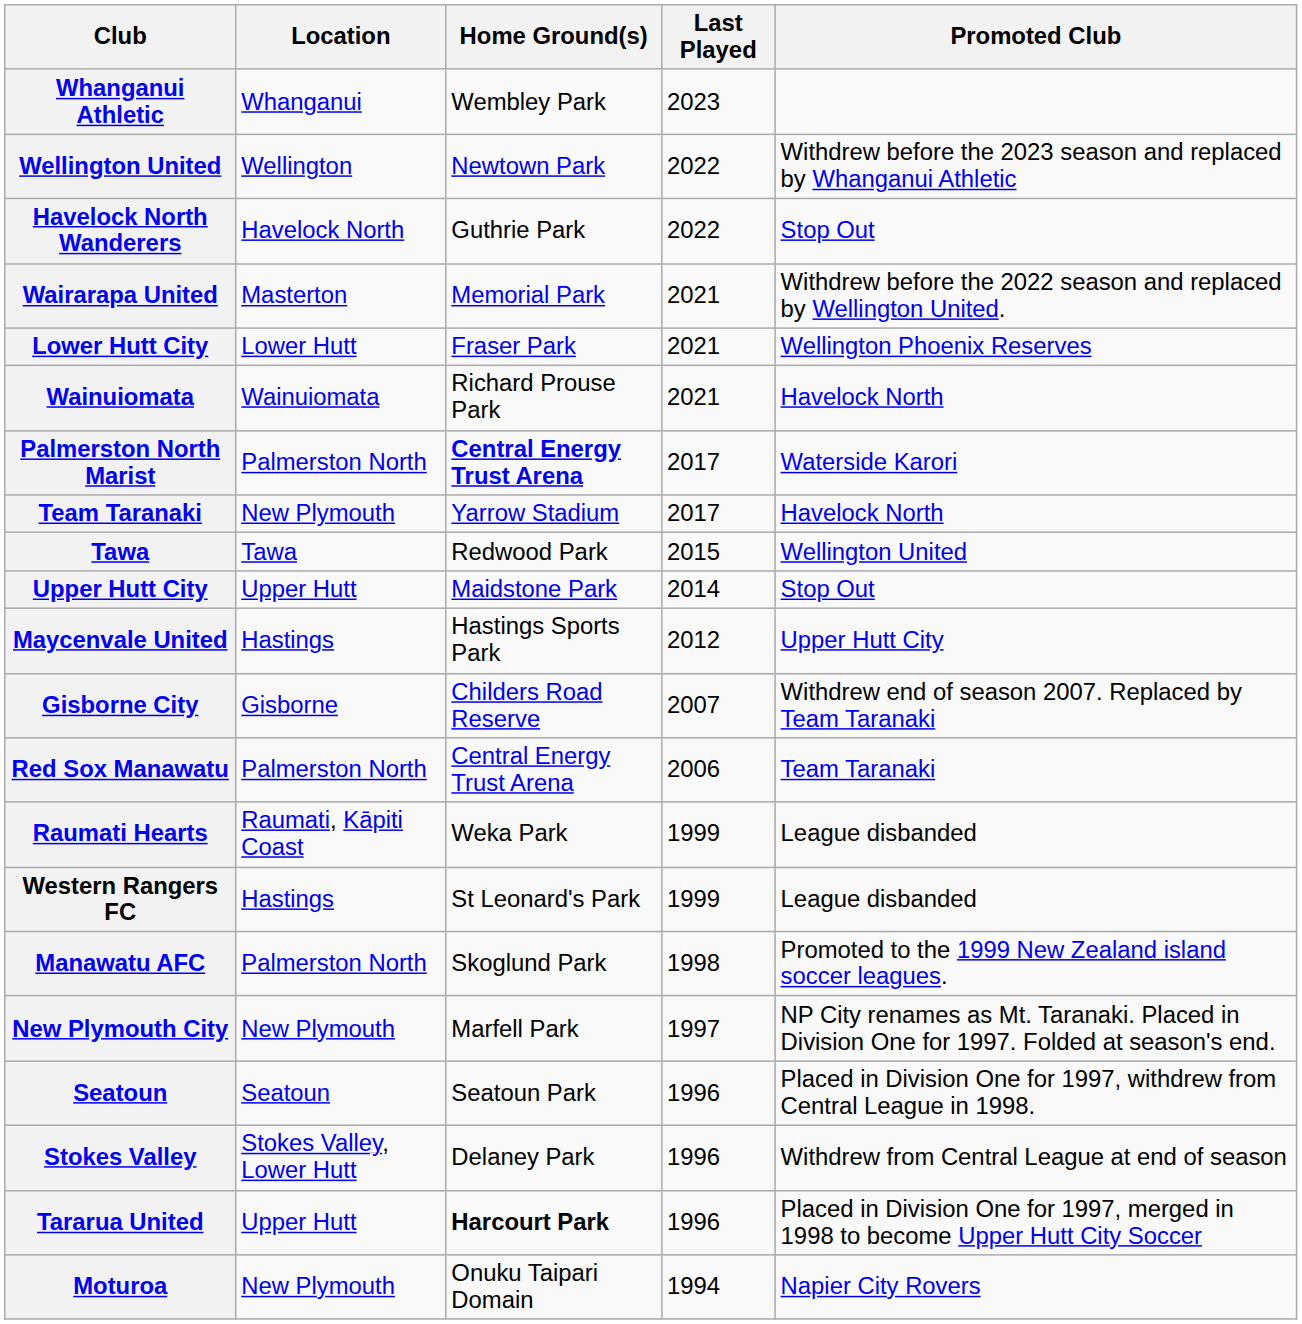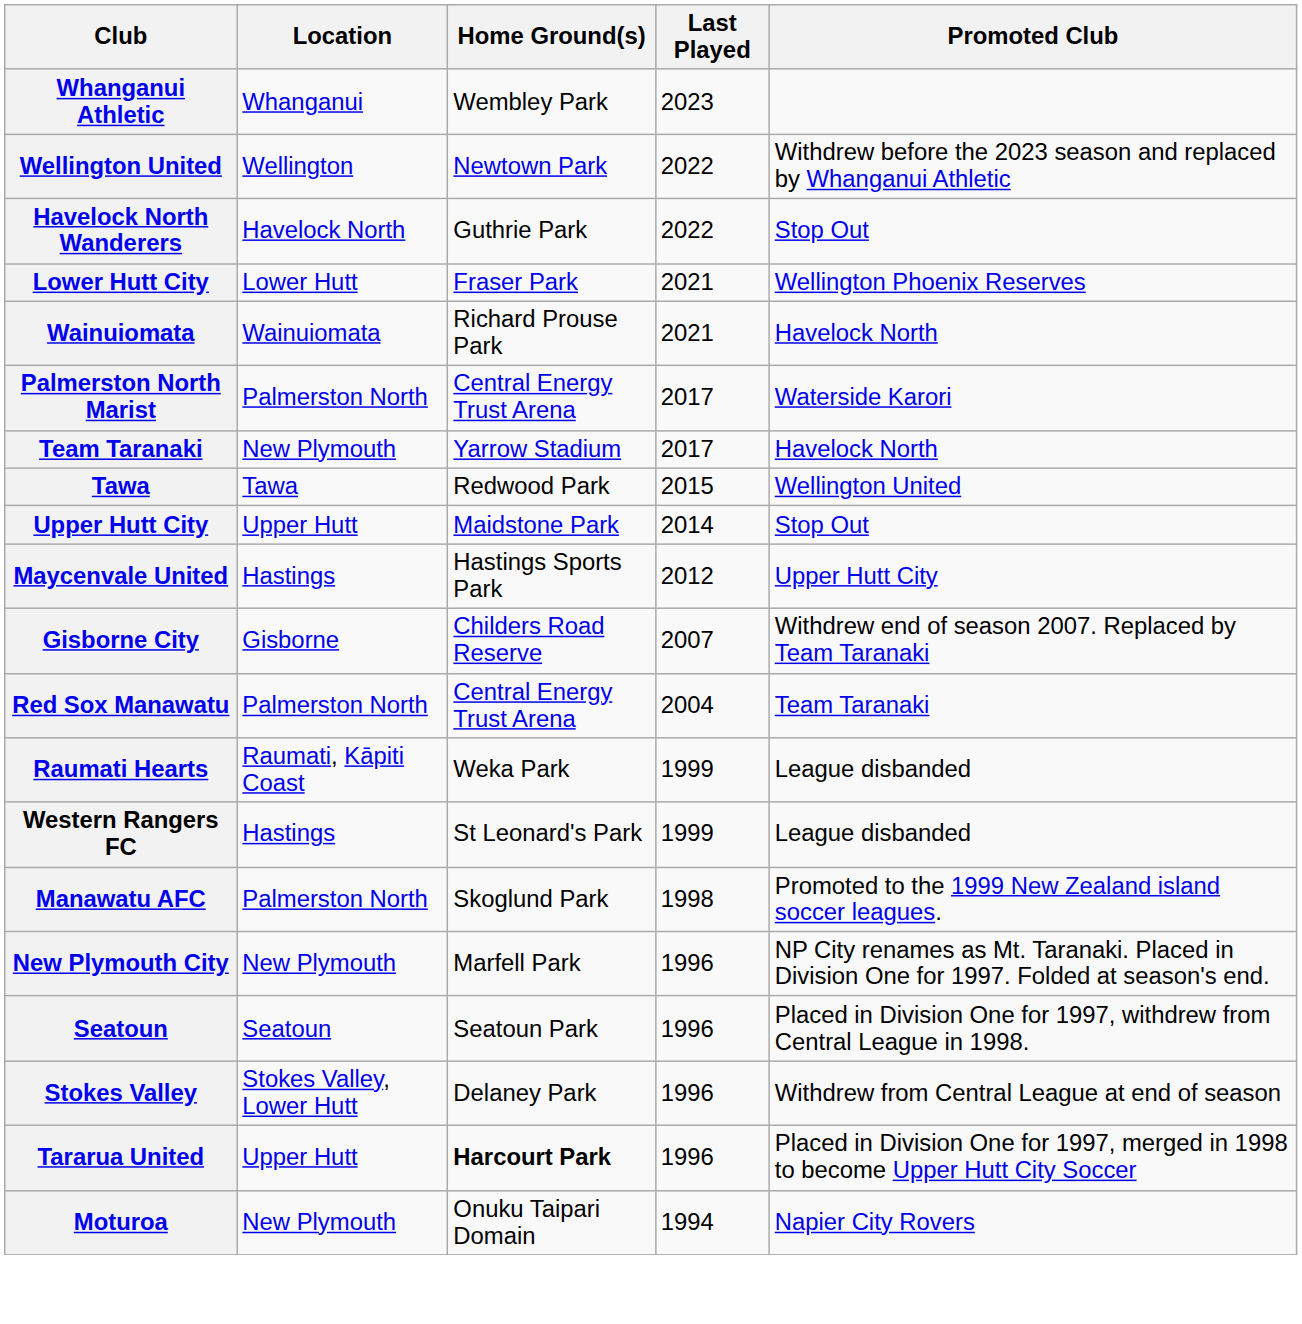- row: (120, 295)
(536, 462) bold -> (533, 397) normal
(693, 769) 2006 -> (687, 705) 2004
(693, 1028) 1997 -> (687, 963) 1996
